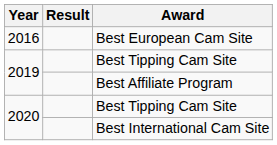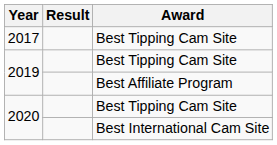- row: (24, 38)
+ row: (24, 38)
